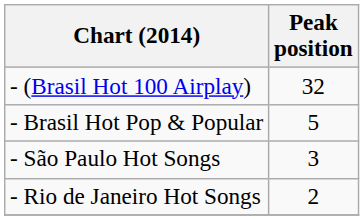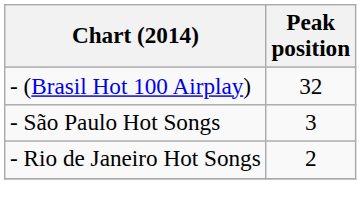- row: (137, 122)
